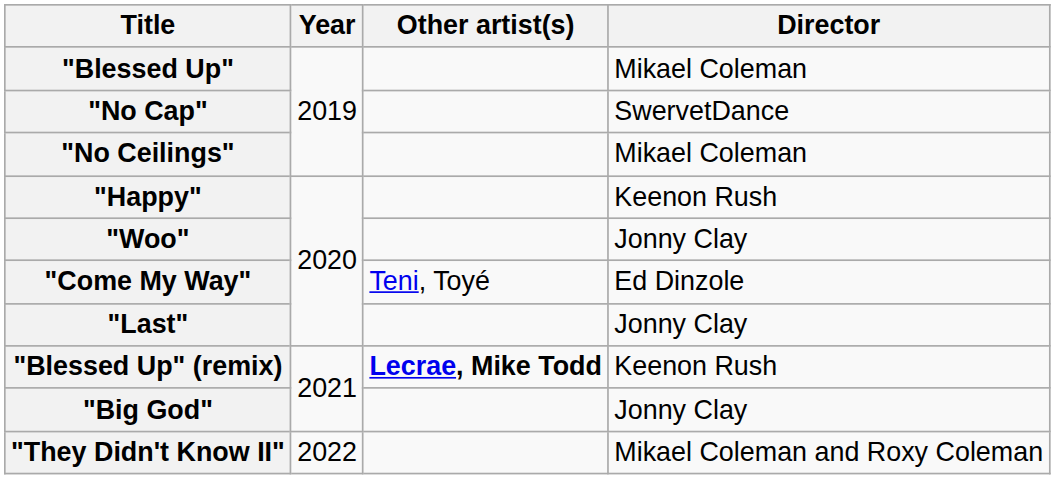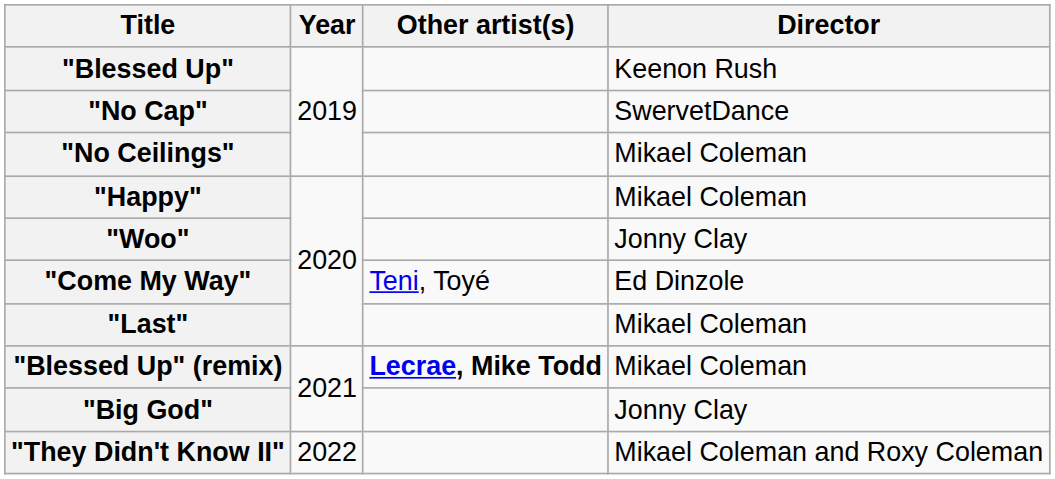(711, 68) Mikael Coleman -> (696, 68) Keenon Rush
(696, 196) Keenon Rush -> (711, 196) Mikael Coleman
(681, 324) Jonny Clay -> (711, 324) Mikael Coleman
(696, 366) Keenon Rush -> (711, 366) Mikael Coleman
